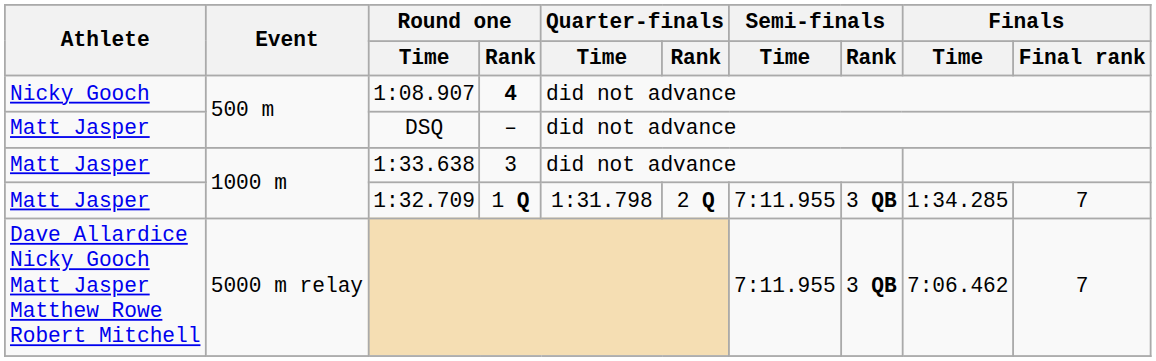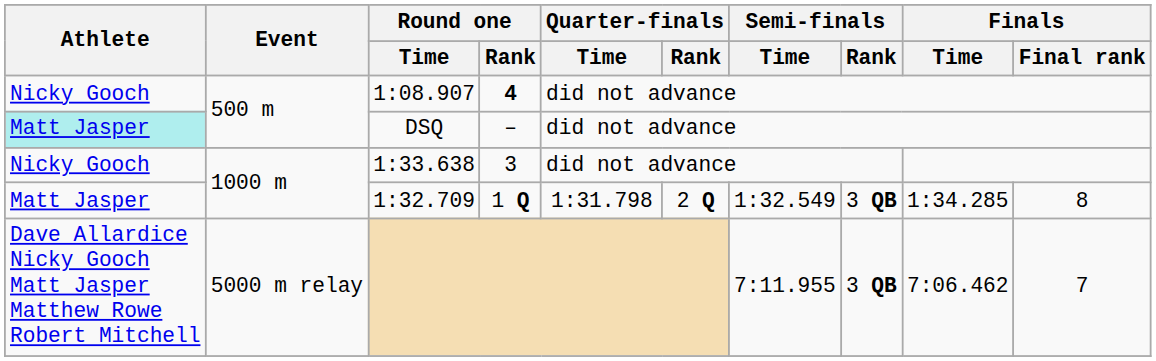(80, 129) no background -> (80, 129) paleturquoise background
(80, 165) Matt Jasper -> (80, 165) Nicky Gooch
(785, 200) 7:11.955 -> (785, 200) 1:32.549
(1082, 200) 7 -> (1082, 200) 8
